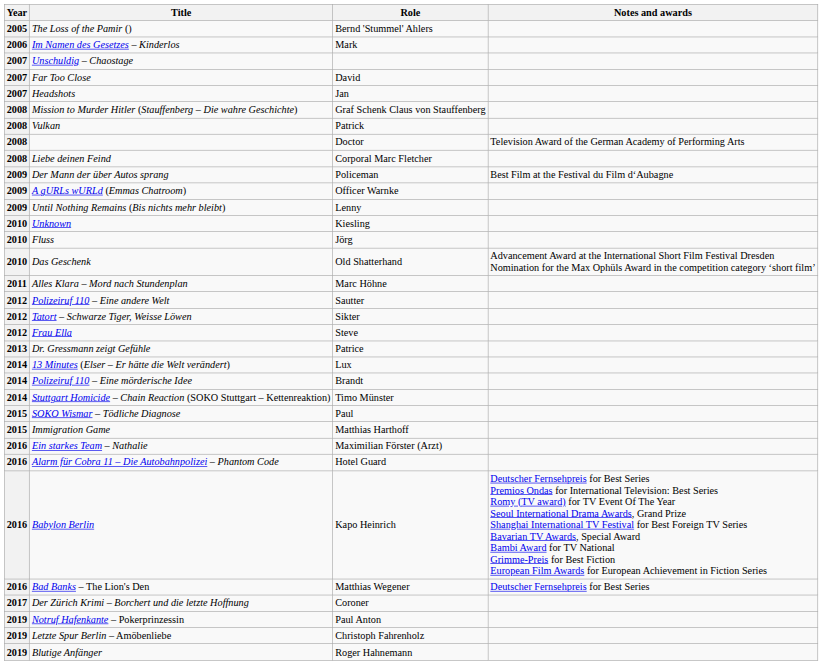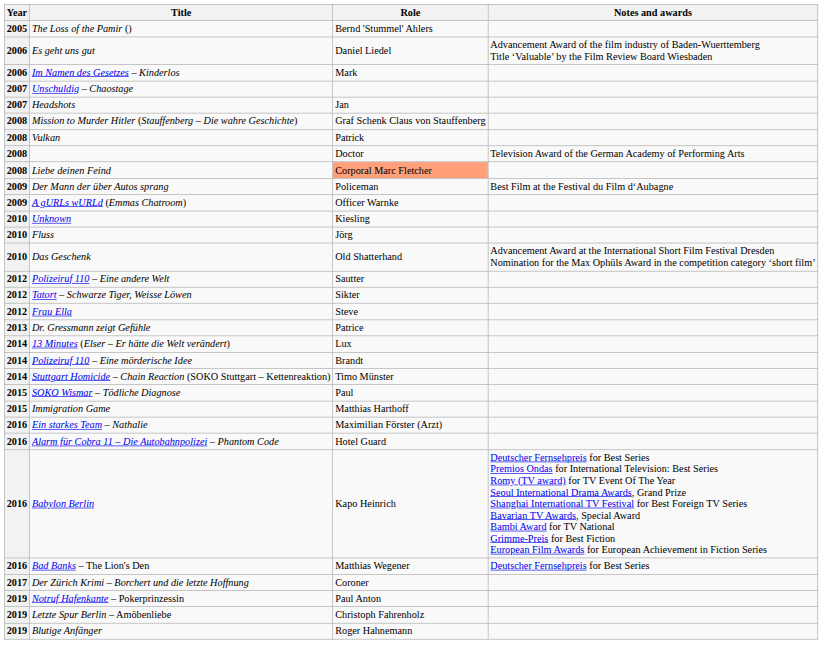+ row: (63, 50)
- row: (61, 77)
(384, 158) no background -> (384, 170) lightsalmon background
- row: (129, 207)
- row: (110, 283)
